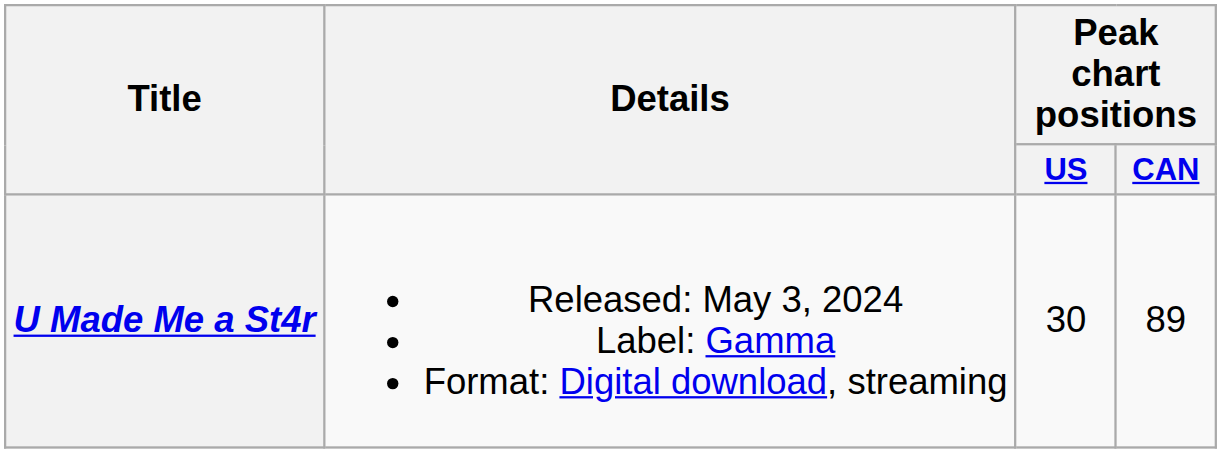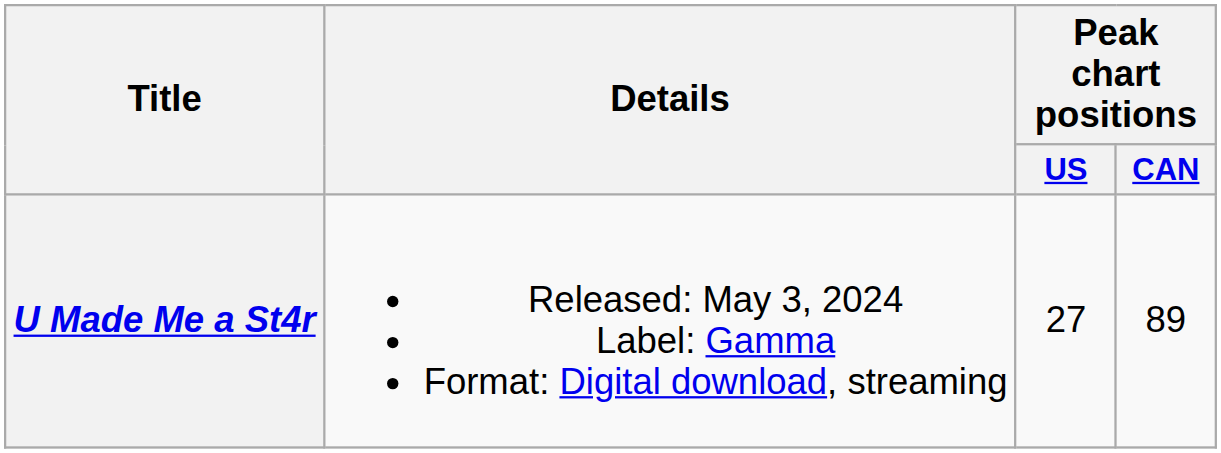(1066, 320) 30 -> (1066, 320) 27
